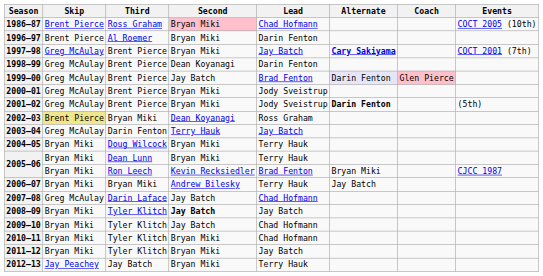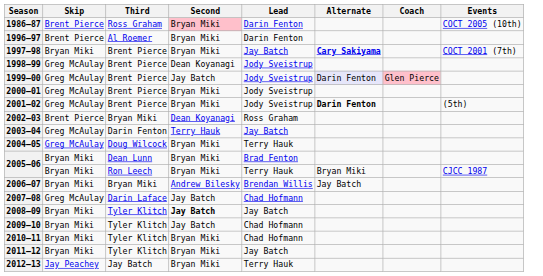(288, 24) Chad Hofmann -> (273, 24) Darin Fenton
(74, 51) Greg McAulay -> (69, 51) Bryan Miki
(288, 64) Darin Fenton -> (278, 64) Jody Sveistrup
(286, 78) Brad Fenton -> (278, 78) Jody Sveistrup
(74, 118) khaki background -> (74, 118) no background
(69, 144) Bryan Miki -> (74, 144) Greg McAulay
(283, 158) Terry Hauk -> (271, 158) Brad Fenton
(213, 171) Kevin Recksiedler -> (195, 171) Bryan Miki
(286, 171) Brad Fenton -> (268, 171) Terry Hauk
(283, 185) Terry Hauk -> (278, 185) Brendan Willis
